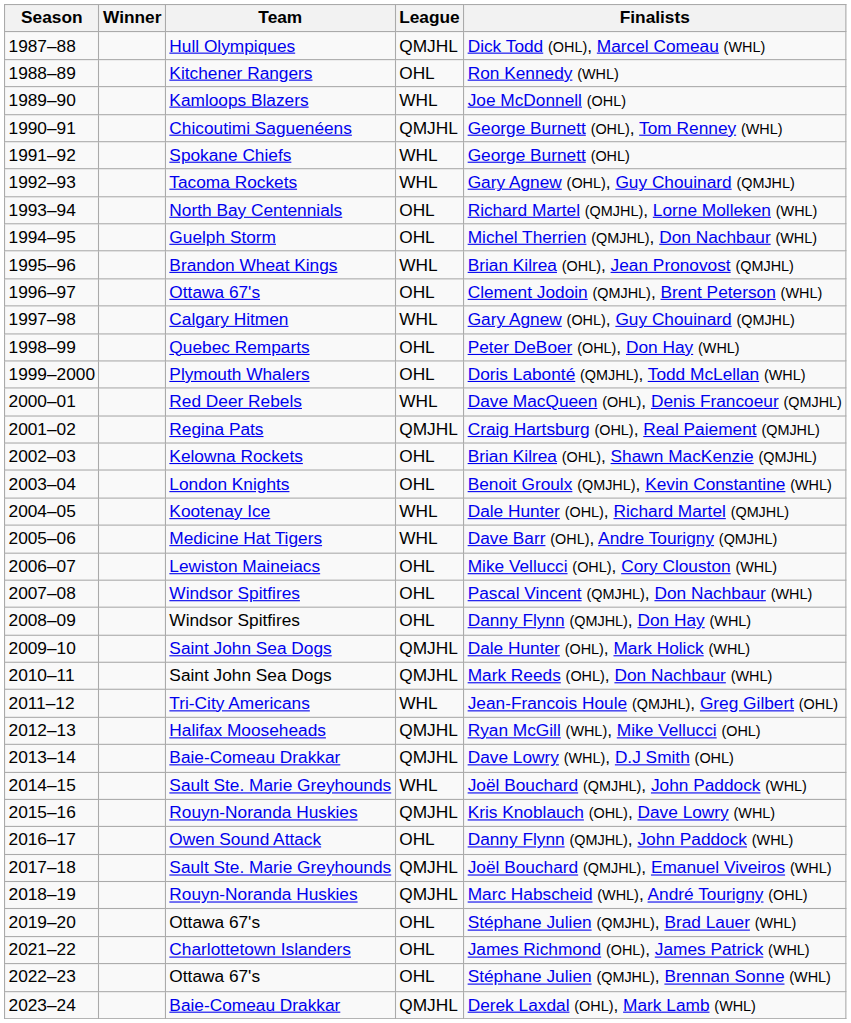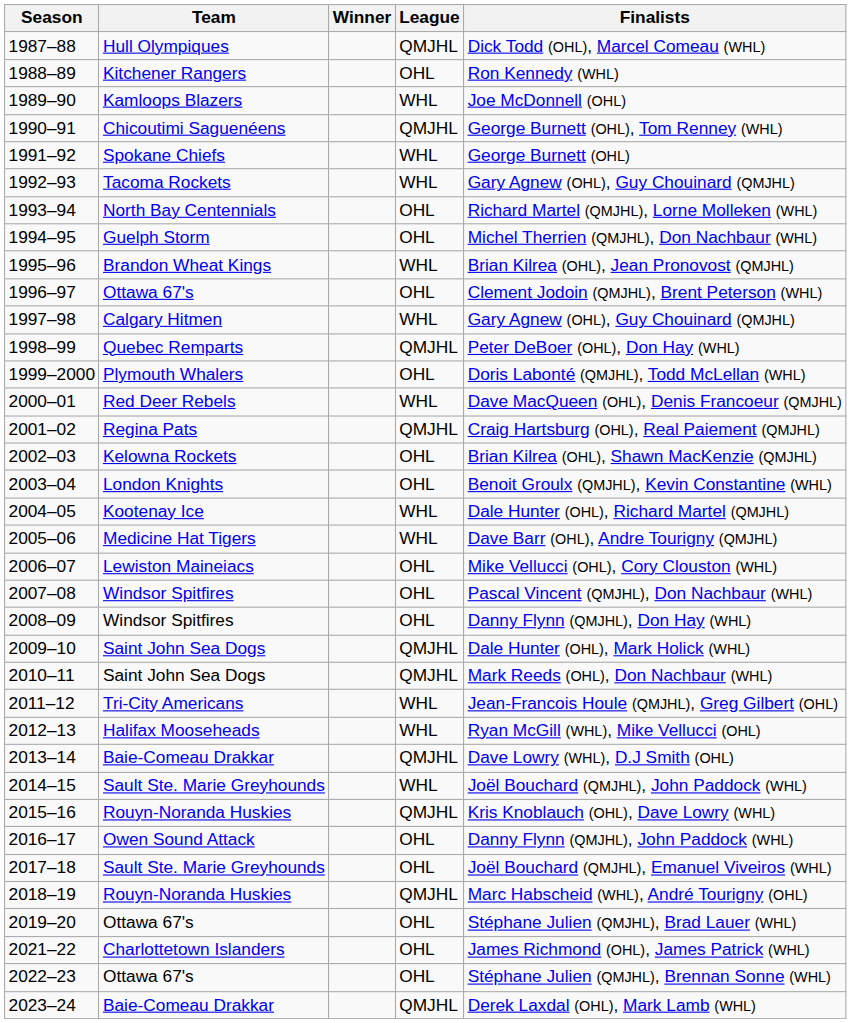columns swapped: (132, 18) <-> (280, 18)
(417, 347) OHL -> (428, 347) QMJHL
(428, 730) QMJHL -> (418, 730) WHL
(428, 867) QMJHL -> (417, 867) OHL
